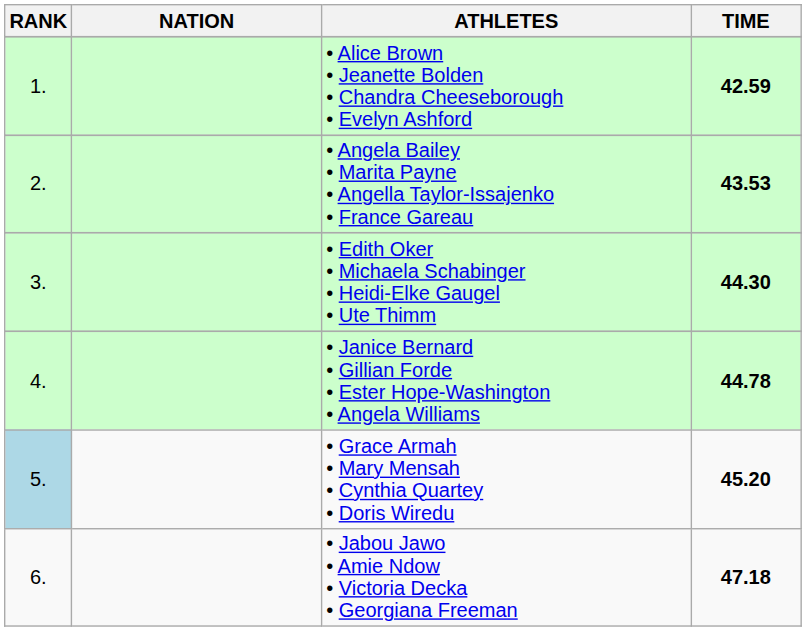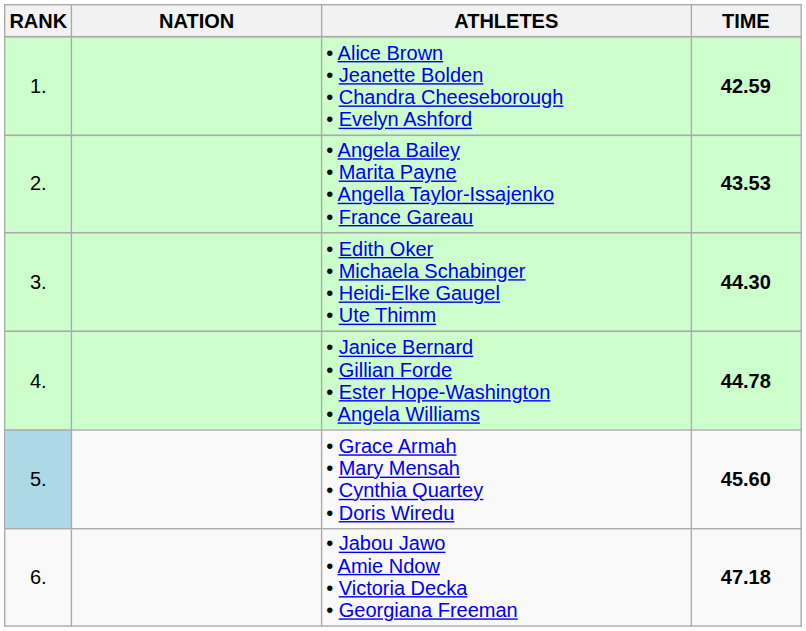(746, 479) 45.20 -> (746, 479) 45.60
